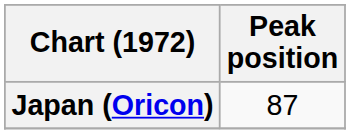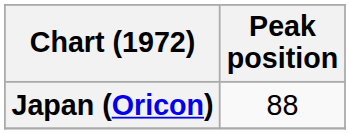(282, 104) 87 -> (282, 104) 88
